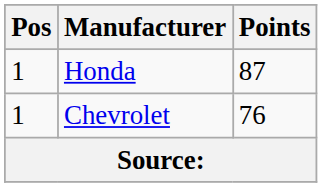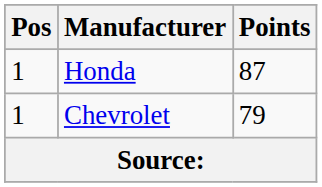(252, 115) 76 -> (252, 115) 79
